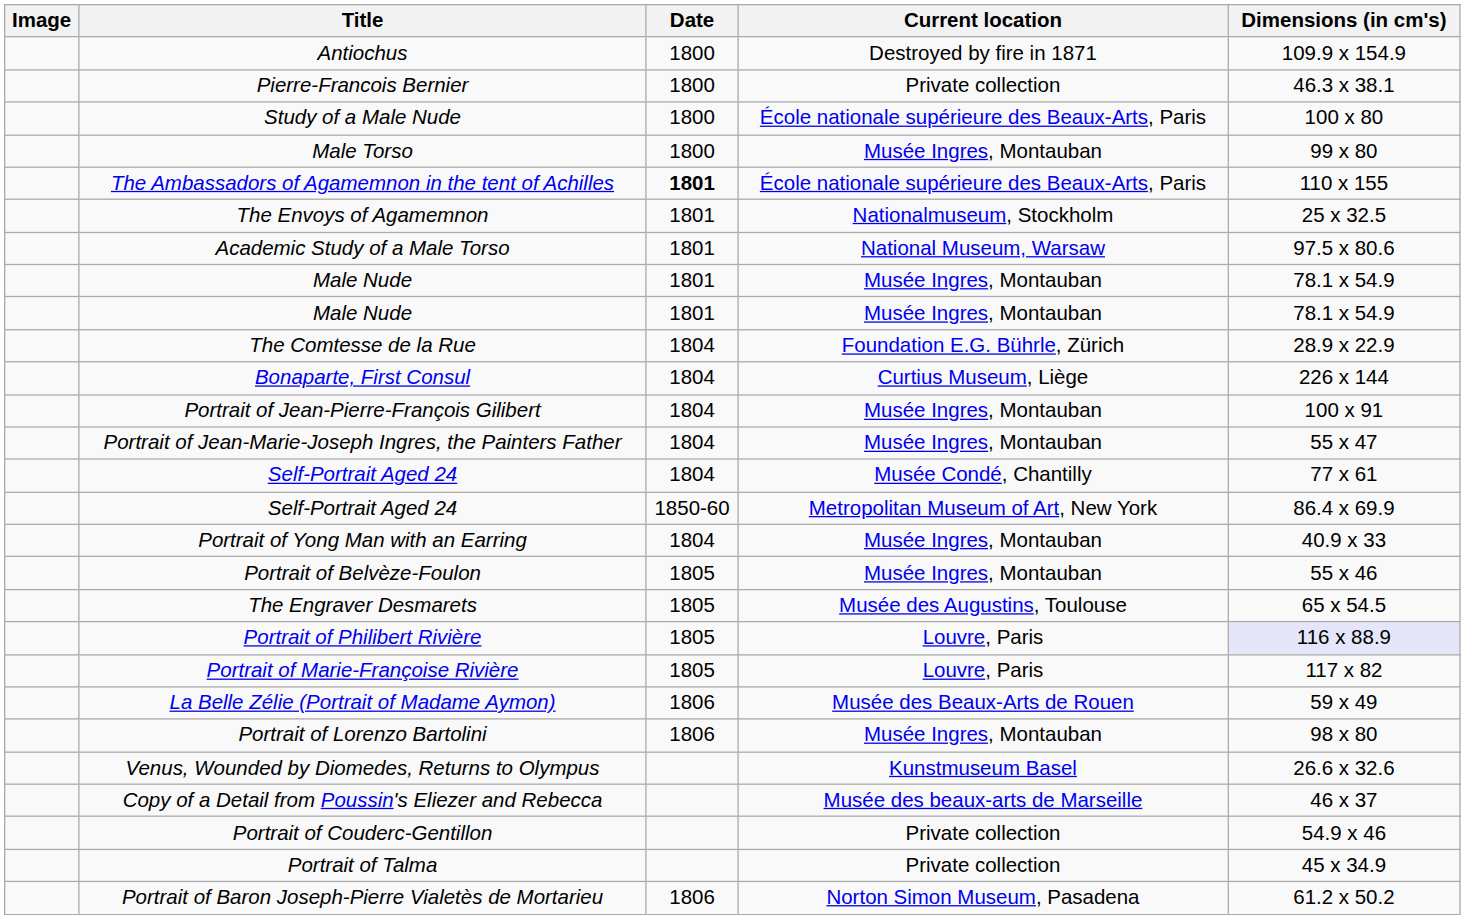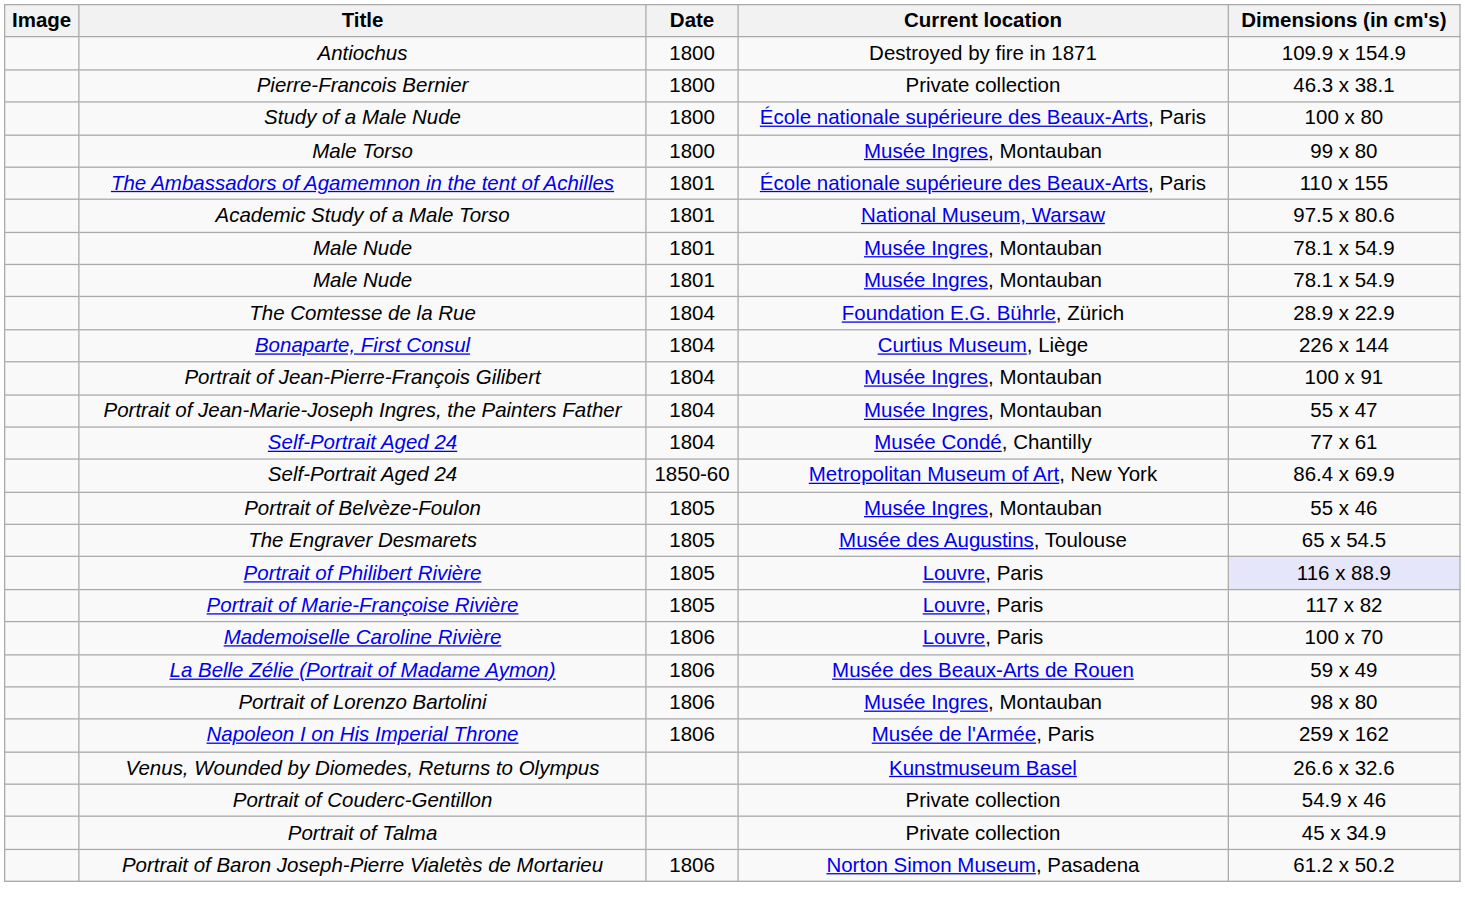(692, 183) bold -> (692, 183) normal
- row: (363, 215)
- row: (363, 540)
+ row: (363, 637)
+ row: (363, 735)
- row: (363, 800)
